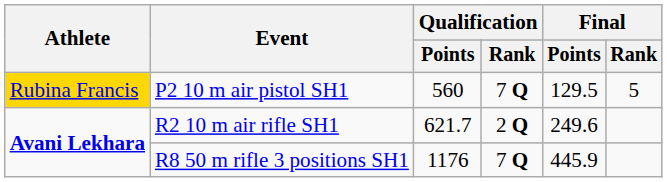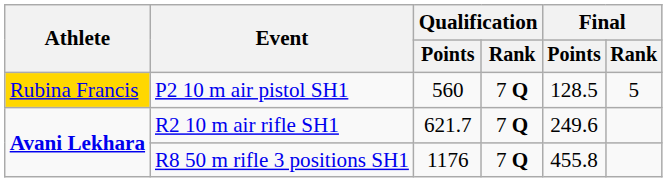(574, 90) 129.5 -> (574, 90) 128.5
(512, 125) 2 Q -> (512, 125) 7 Q
(574, 160) 445.9 -> (574, 160) 455.8
